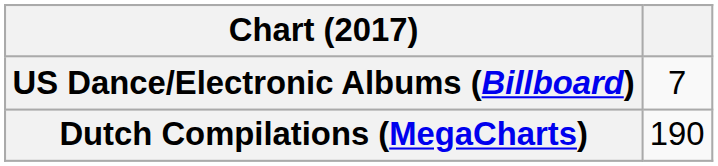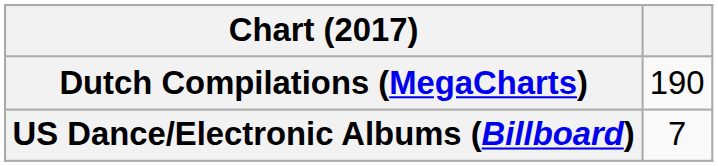rows swapped: (324, 82) <-> (324, 134)
